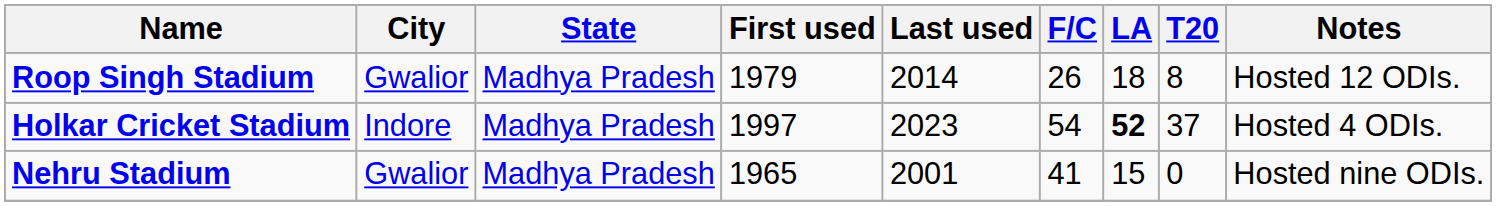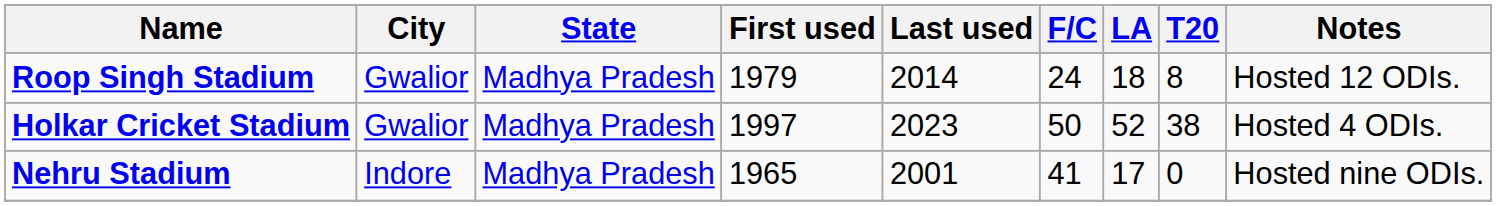(1065, 77) 26 -> (1065, 77) 24
(408, 126) Indore -> (416, 126) Gwalior
(1065, 126) 54 -> (1065, 126) 50
(1128, 126) bold -> (1128, 126) normal
(1183, 126) 37 -> (1183, 126) 38
(416, 175) Gwalior -> (408, 175) Indore
(1128, 175) 15 -> (1128, 175) 17
